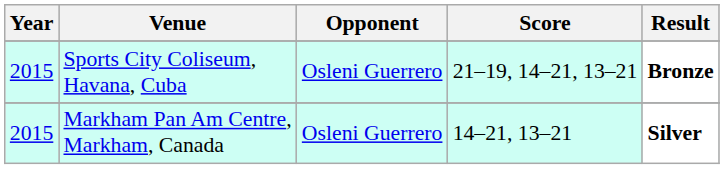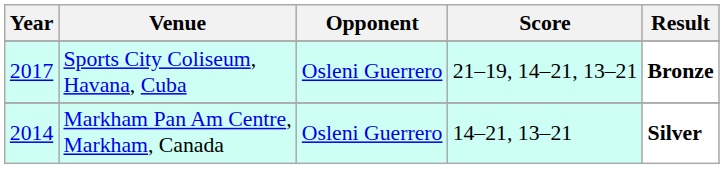(32, 71) 2015 -> (32, 71) 2017
(32, 133) 2015 -> (32, 133) 2014
